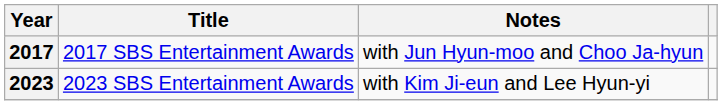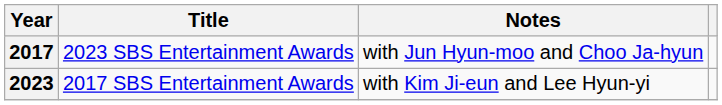(208, 52) 2017 SBS Entertainment Awards -> (208, 52) 2023 SBS Entertainment Awards
(208, 83) 2023 SBS Entertainment Awards -> (208, 83) 2017 SBS Entertainment Awards
